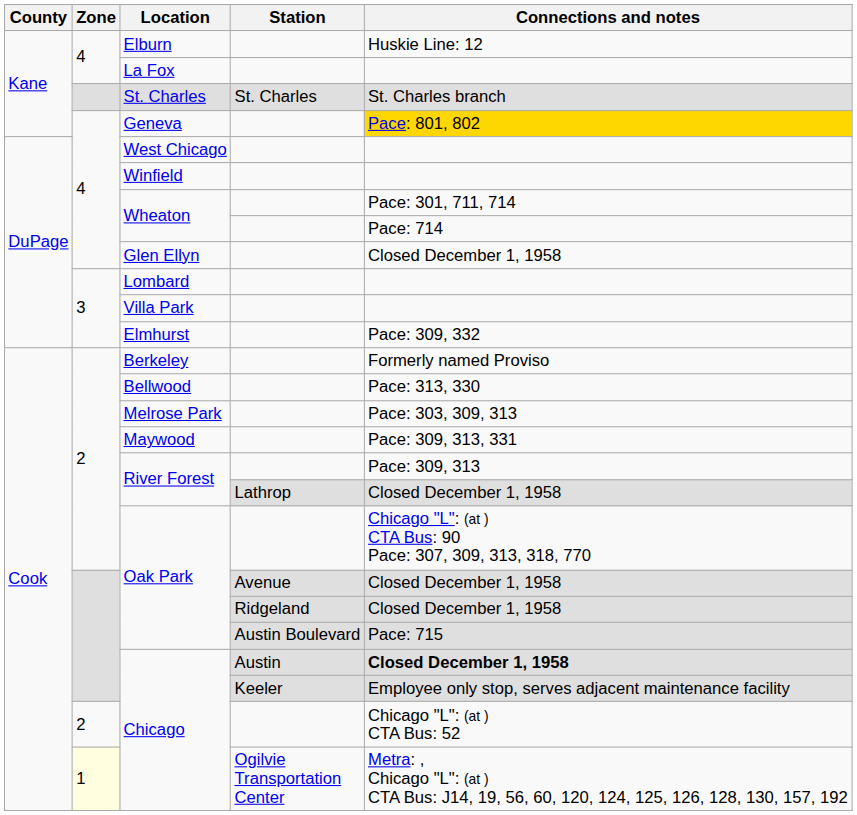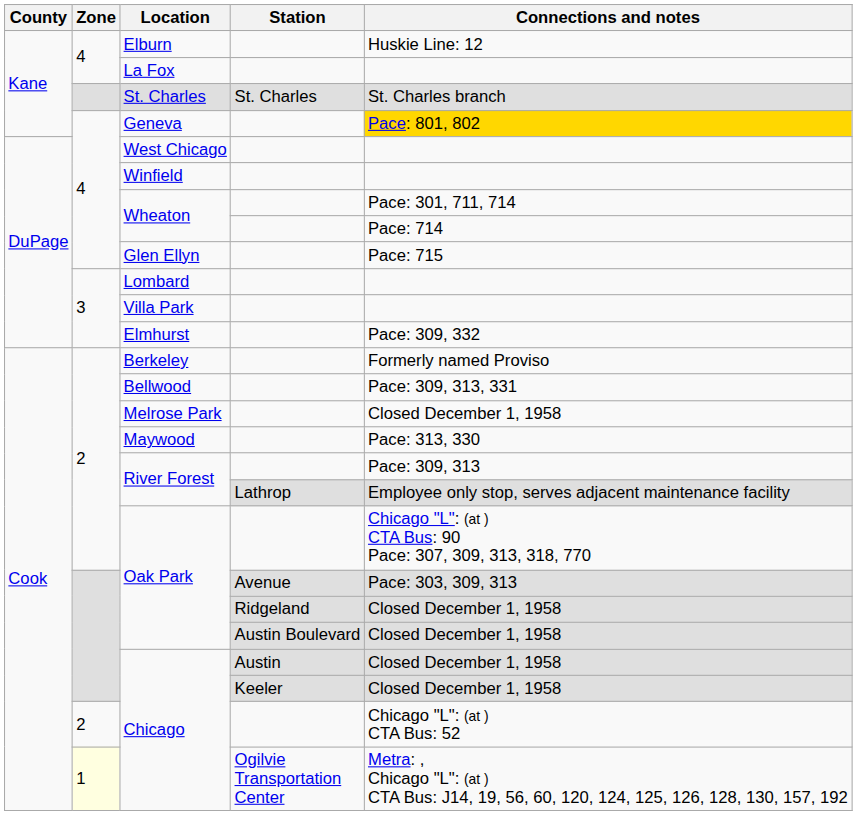(465, 255) Closed December 1, 1958 -> (405, 255) Pace: 715
(424, 387) Pace: 313, 330 -> (442, 387) Pace: 309, 313, 331
(442, 413) Pace: 303, 309, 313 -> (465, 413) Closed December 1, 1958
(442, 439) Pace: 309, 313, 331 -> (424, 439) Pace: 313, 330
(465, 492) Closed December 1, 1958 -> (579, 492) Employee only stop, serves adjacent maintenance facility
(465, 582) Closed December 1, 1958 -> (442, 582) Pace: 303, 309, 313
(405, 635) Pace: 715 -> (465, 635) Closed December 1, 1958
(468, 662) bold -> (465, 662) normal
(579, 688) Employee only stop, serves adjacent maintenance facility -> (465, 688) Closed December 1, 1958
